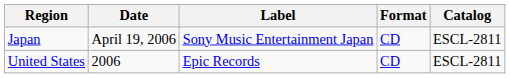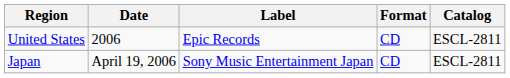rows swapped: (24, 38) <-> (46, 61)
